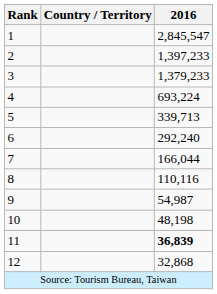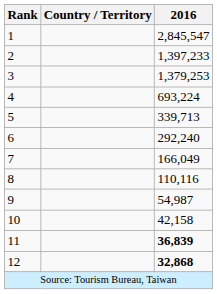(184, 76) 1,379,233 -> (184, 76) 1,379,253
(179, 158) 166,044 -> (179, 158) 166,049
(175, 220) 48,198 -> (175, 220) 42,158
(175, 261) normal -> (175, 261) bold
